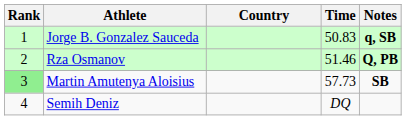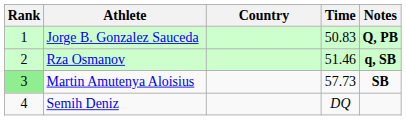(380, 37) q, SB -> (380, 37) Q, PB
(380, 59) Q, PB -> (380, 59) q, SB
